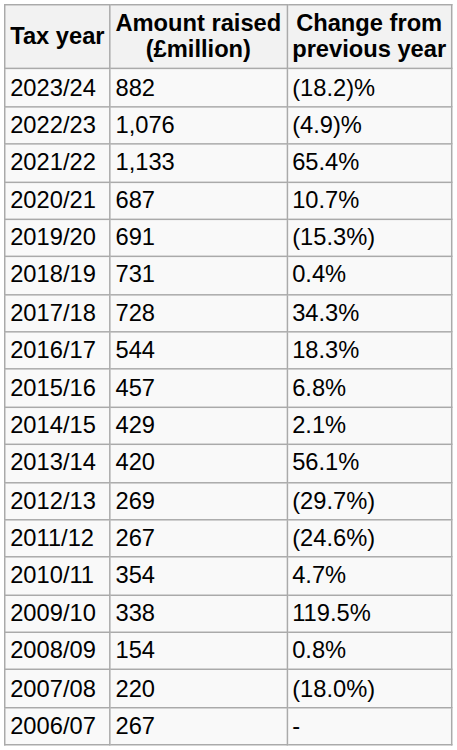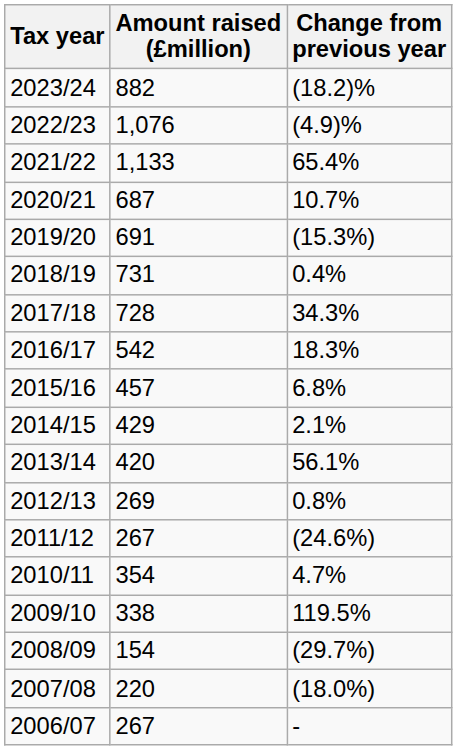(135, 350) 544 -> (135, 350) 542
(334, 500) (29.7%) -> (319, 500) 0.8%
(319, 650) 0.8% -> (334, 650) (29.7%)
